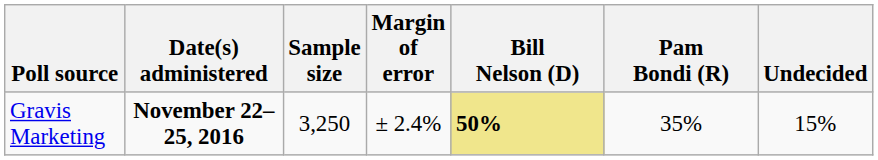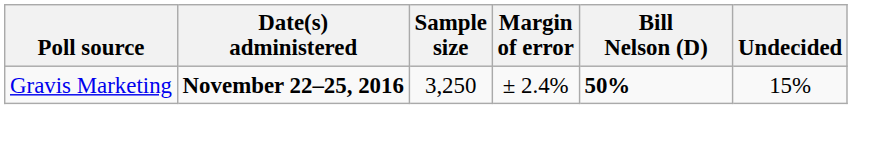- column: (681, 61)
(479, 123) khaki background -> (607, 84) no background
